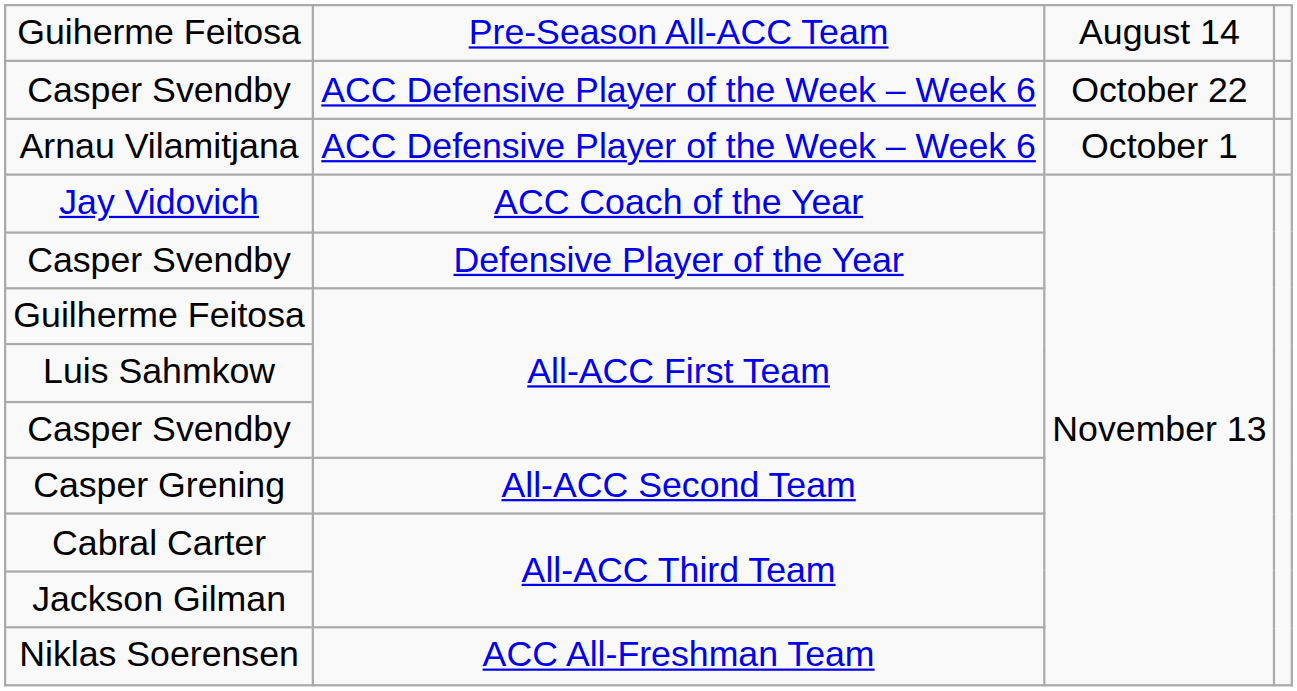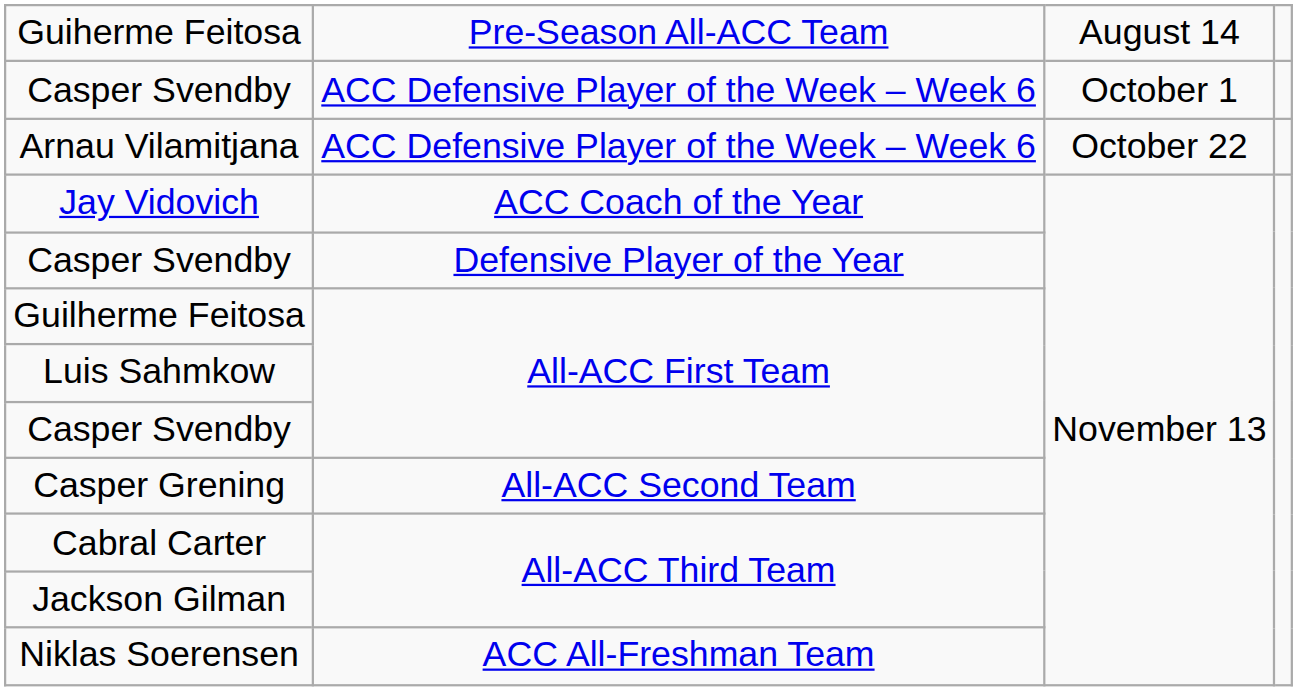(1159, 89) October 22 -> (1159, 89) October 1
(1159, 145) October 1 -> (1159, 145) October 22
